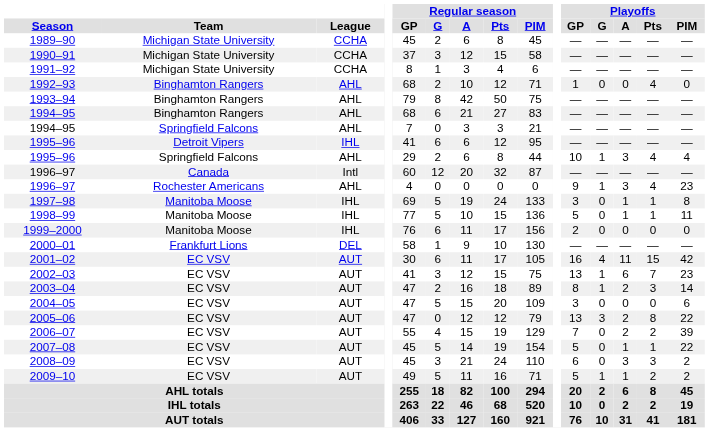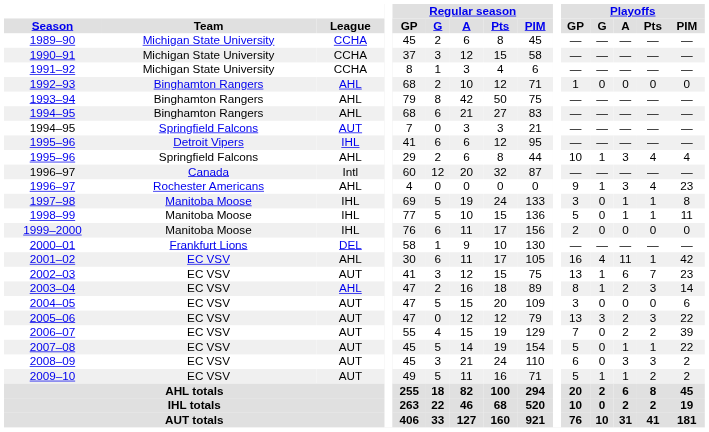(653, 84) 4 -> (653, 84) 0
(350, 128) AHL -> (350, 128) AUT
(350, 259) AUT -> (350, 259) AHL
(653, 259) 15 -> (653, 259) 1
(350, 288) AUT -> (350, 288) AHL
(653, 318) 8 -> (653, 318) 3
